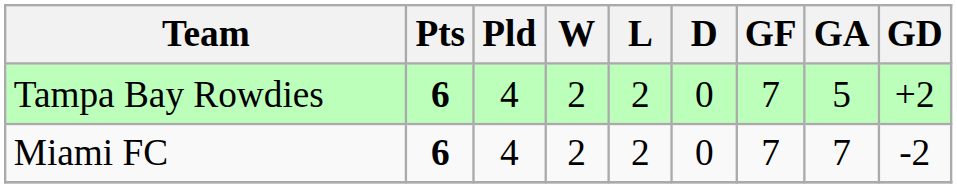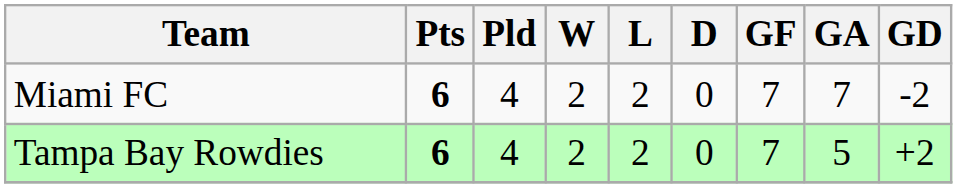rows swapped: (169, 93) <-> (91, 152)
